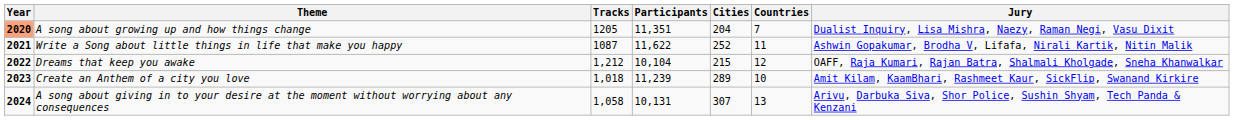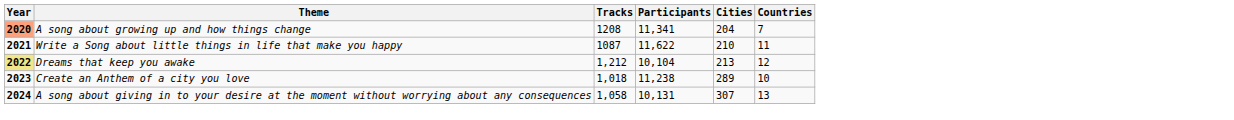- column: (1020, 13)
(605, 29) 1205 -> (609, 29) 1208
(653, 29) 11,351 -> (656, 29) 11,341
(722, 46) 252 -> (725, 46) 210
(19, 62) no background -> (19, 62) khaki background
(722, 62) 215 -> (725, 62) 213
(653, 79) 11,239 -> (656, 79) 11,238
